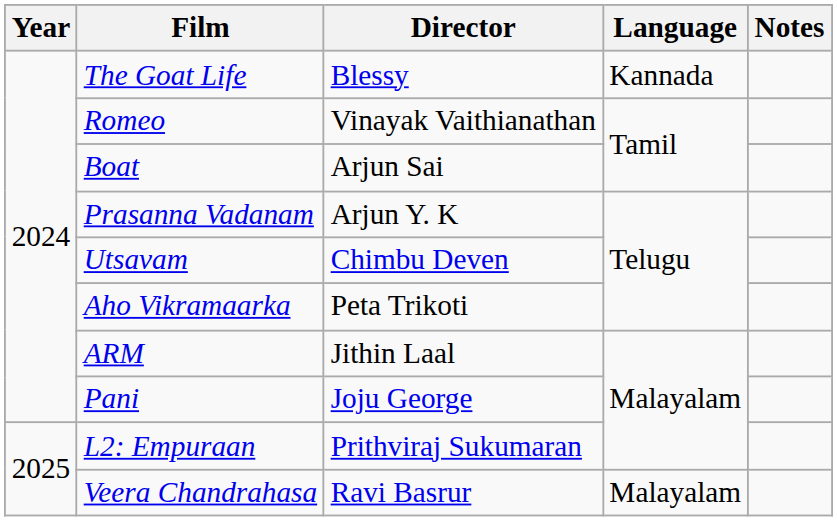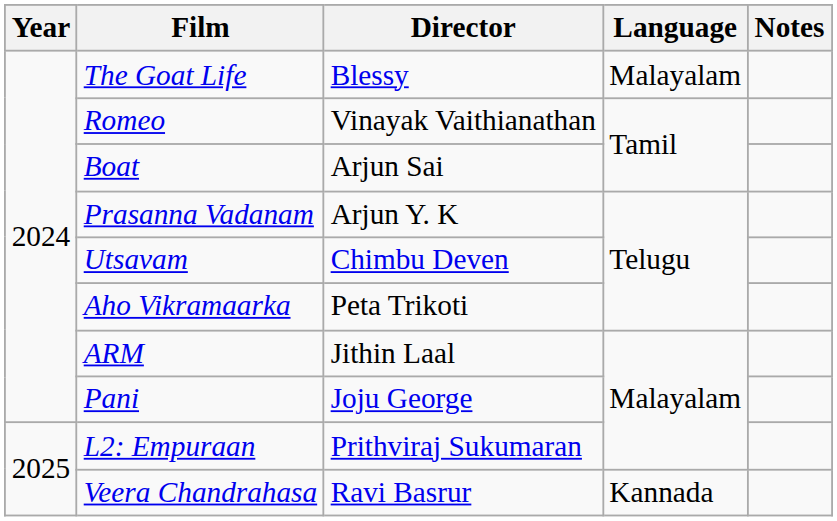(661, 74) Kannada -> (675, 74) Malayalam
(675, 492) Malayalam -> (661, 492) Kannada
